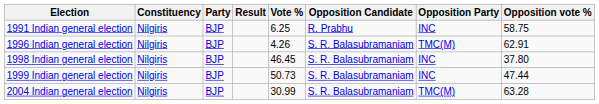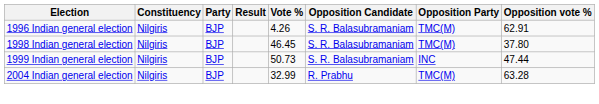- row: (70, 28)
(427, 60) INC -> (437, 44) TMC(M)
(283, 92) 30.99 -> (283, 76) 32.99
(361, 92) S. R. Balasubramaniam -> (330, 76) R. Prabhu
